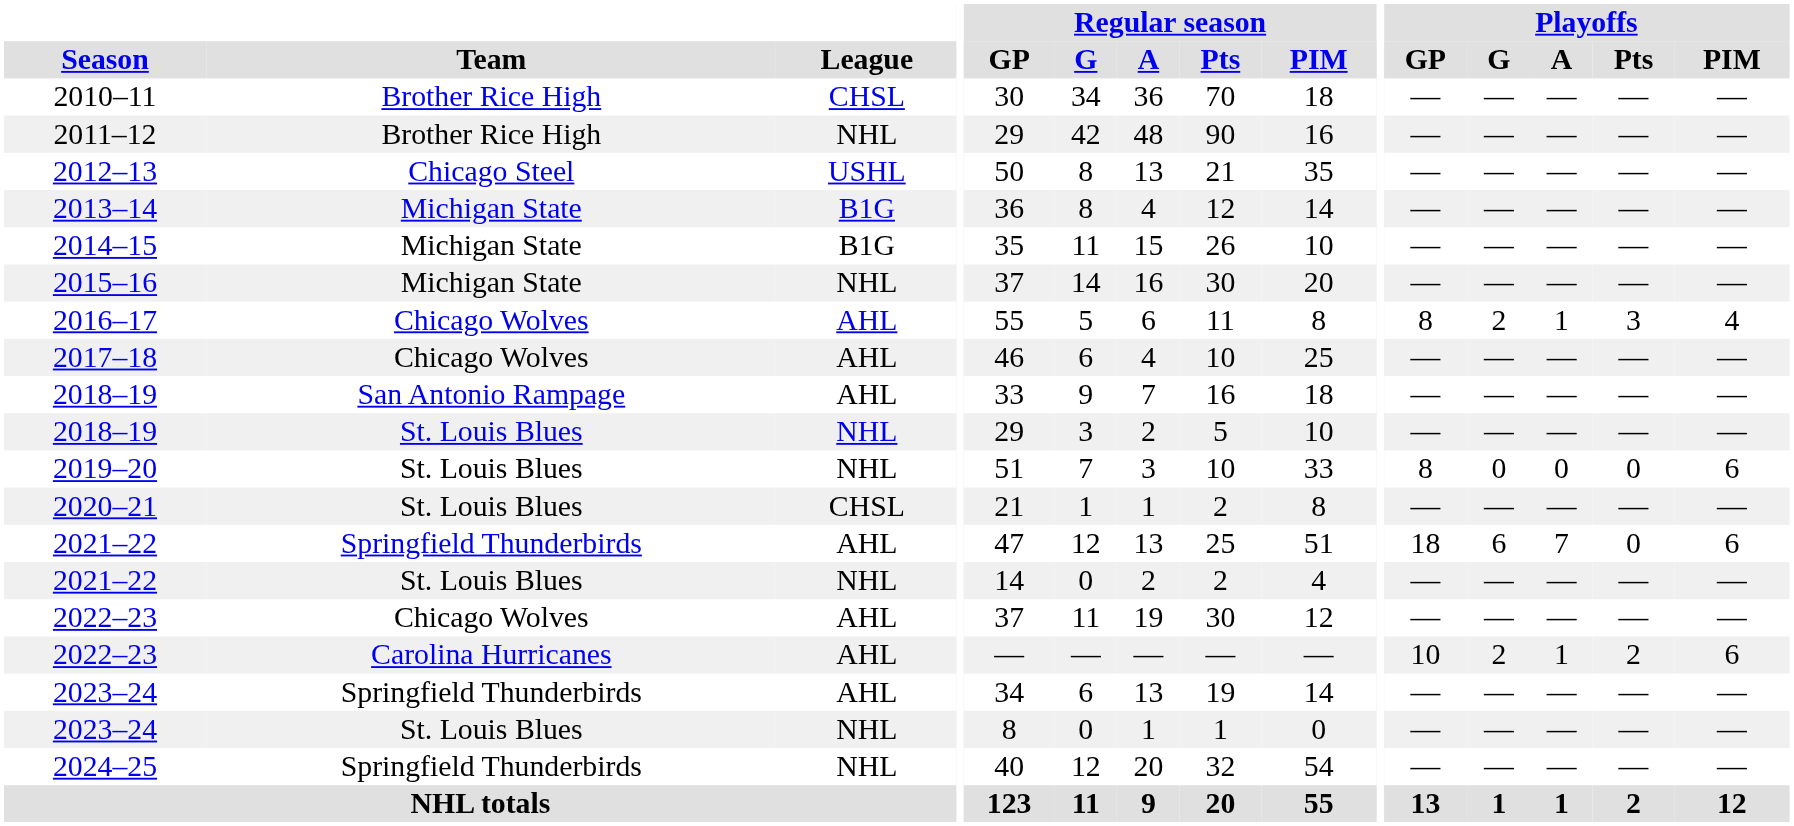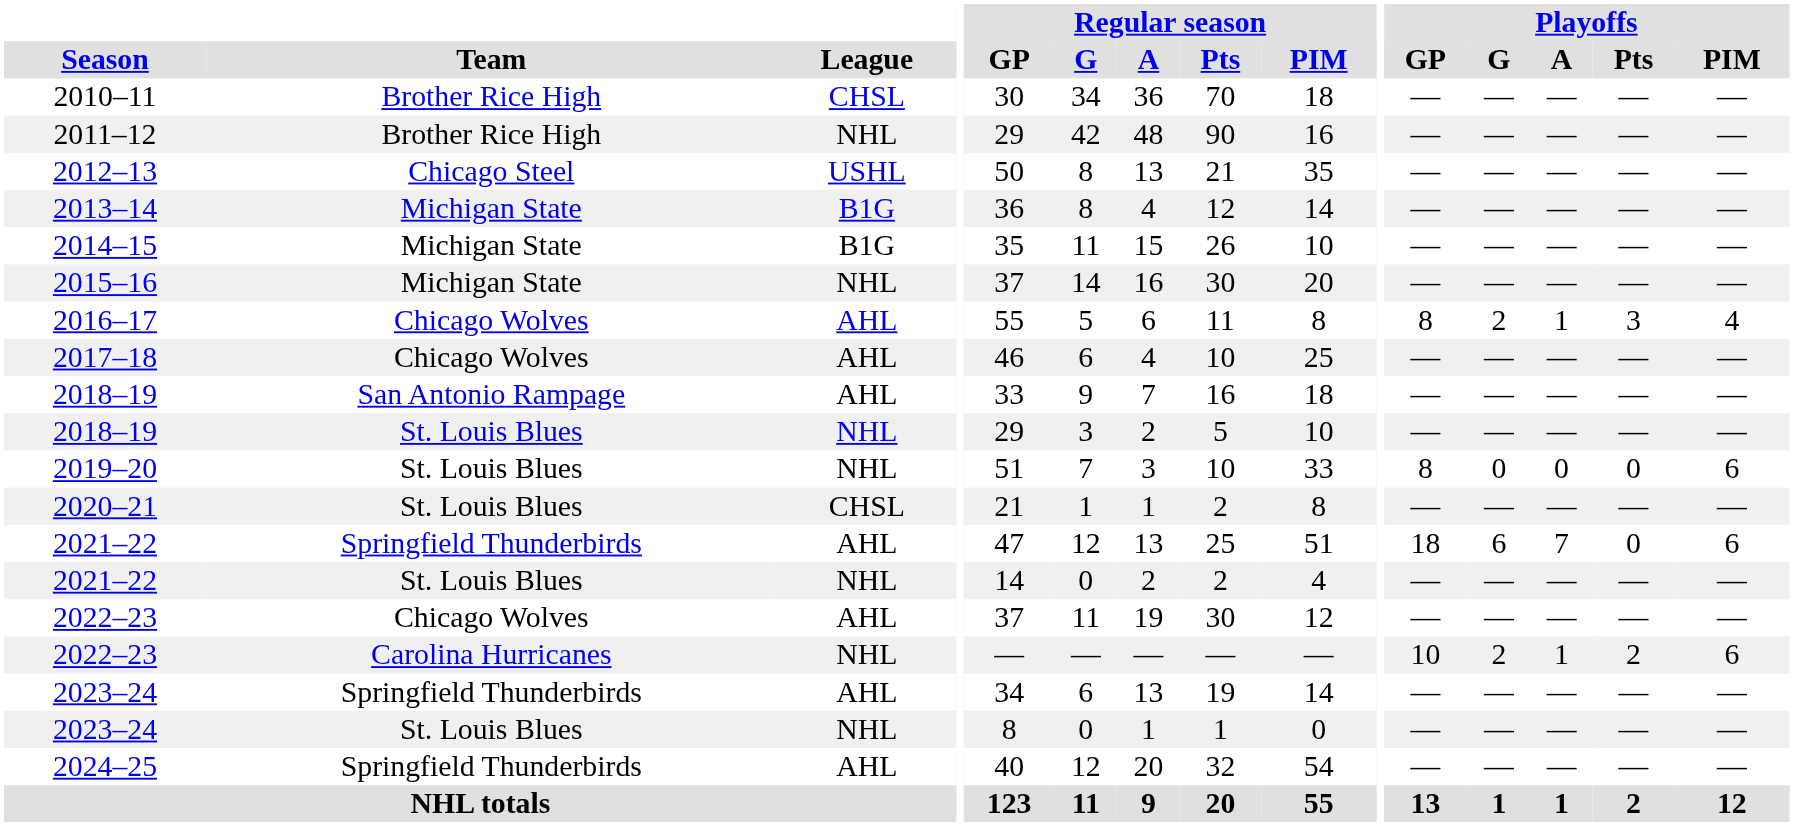(867, 654) AHL -> (867, 654) NHL
(867, 766) NHL -> (867, 766) AHL
